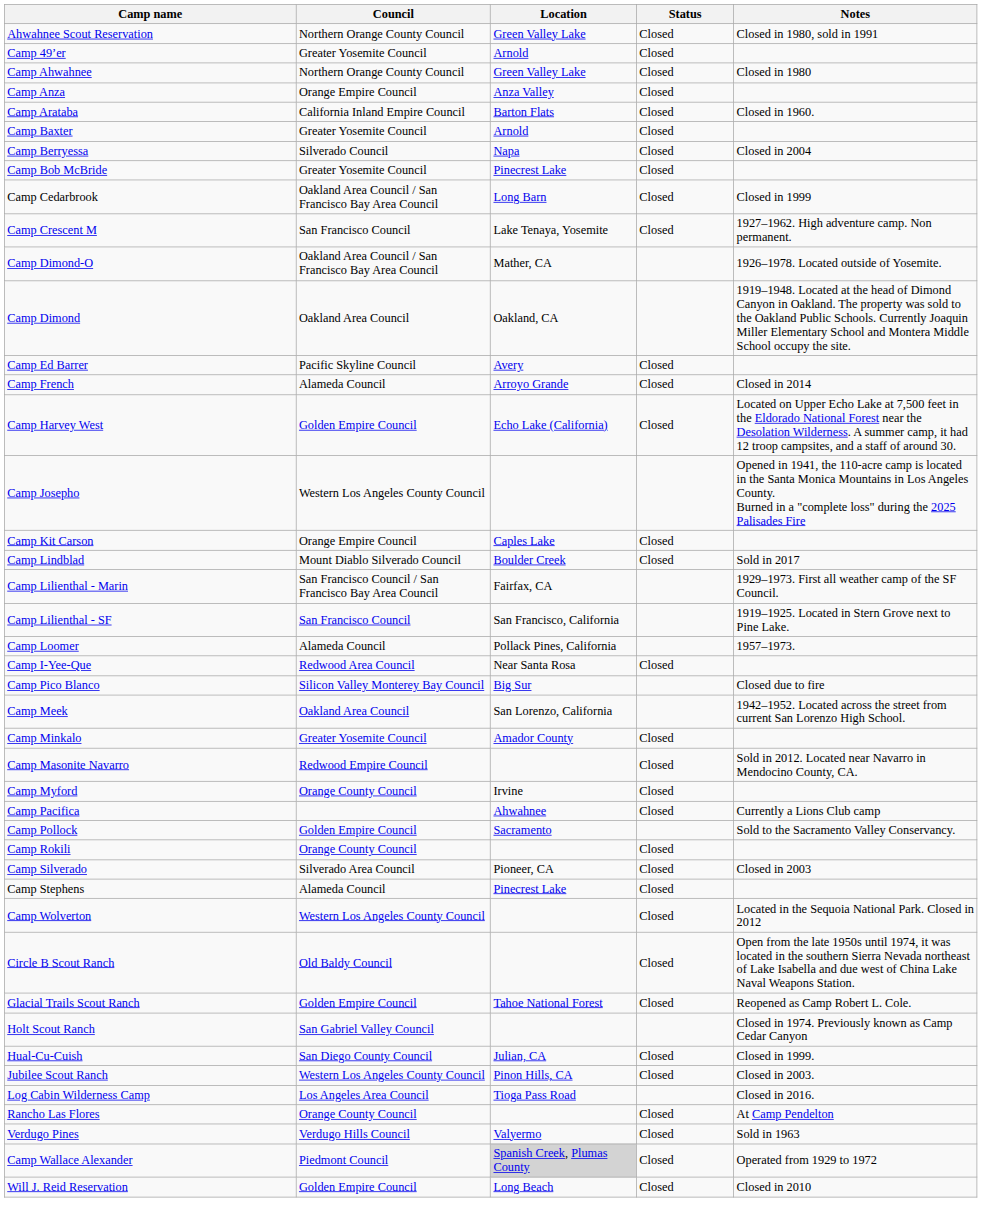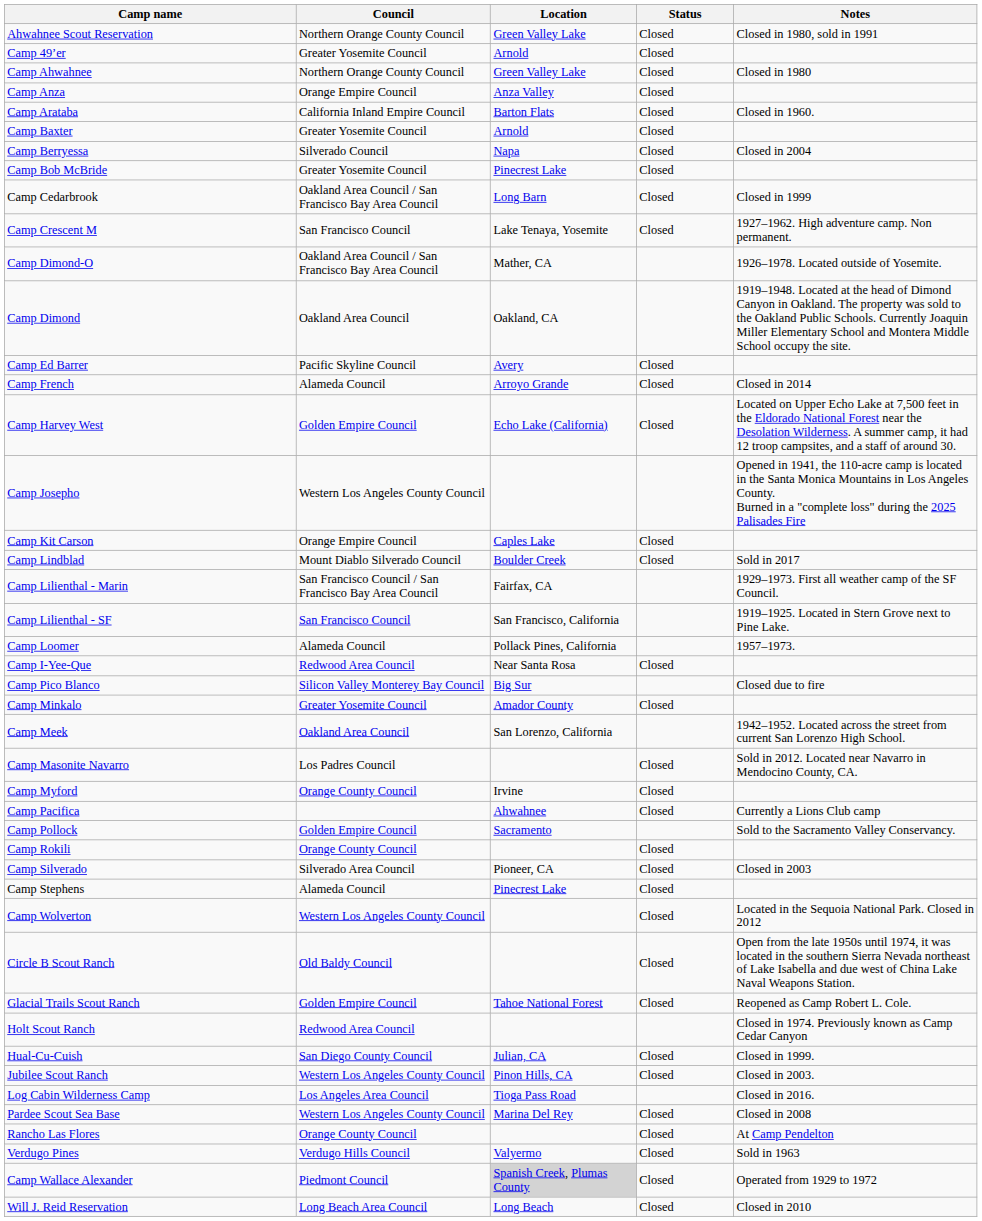rows swapped: (38, 711) <-> (44, 738)
(363, 764) Redwood Empire Council -> (347, 764) Los Padres Council
(366, 1029) San Gabriel Valley Council -> (357, 1029) Redwood Area Council
+ row: (64, 1114)
(358, 1187) Golden Empire Council -> (363, 1206) Long Beach Area Council
